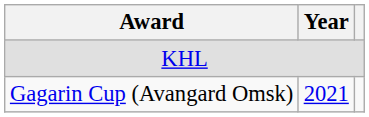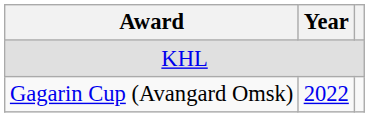(326, 93) 2021 -> (326, 93) 2022
